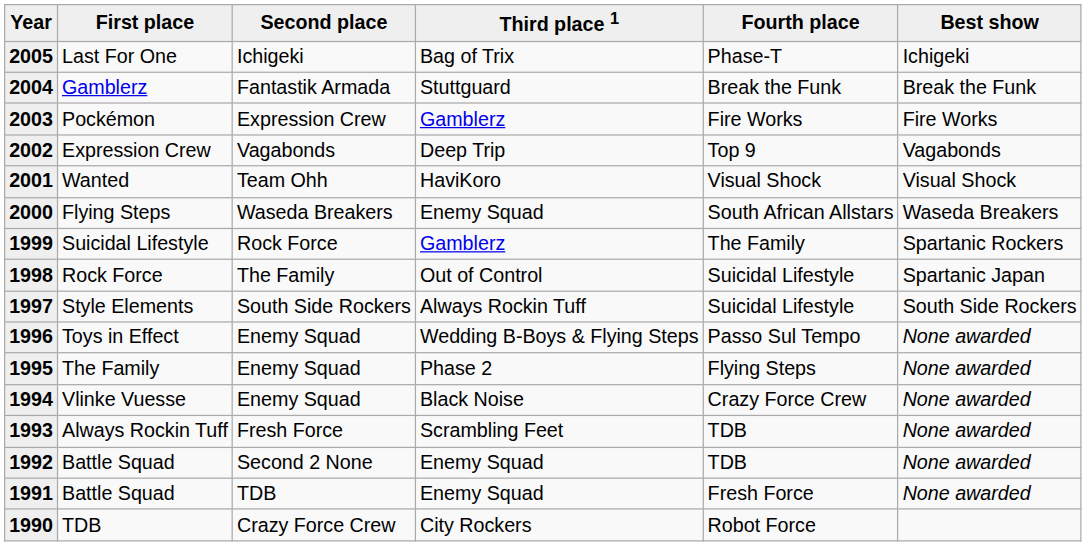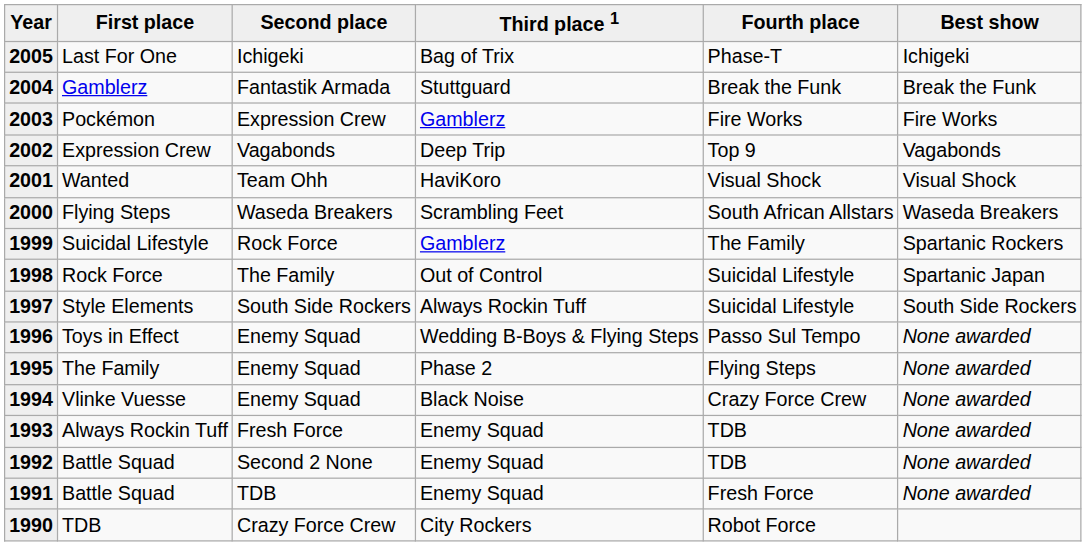(482, 212) Enemy Squad -> (492, 212) Scrambling Feet
(492, 431) Scrambling Feet -> (482, 431) Enemy Squad
